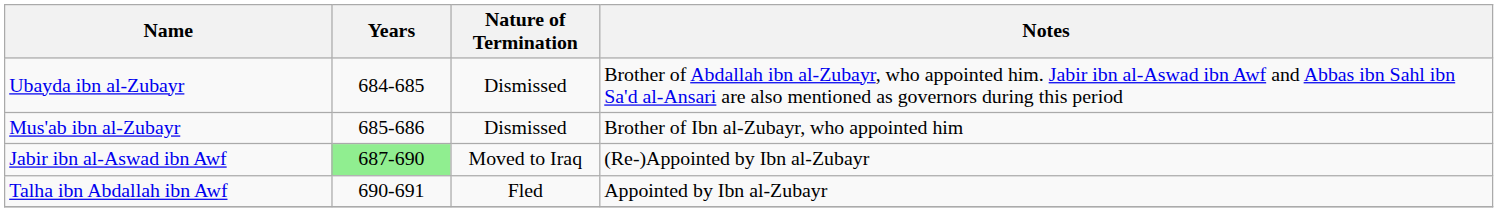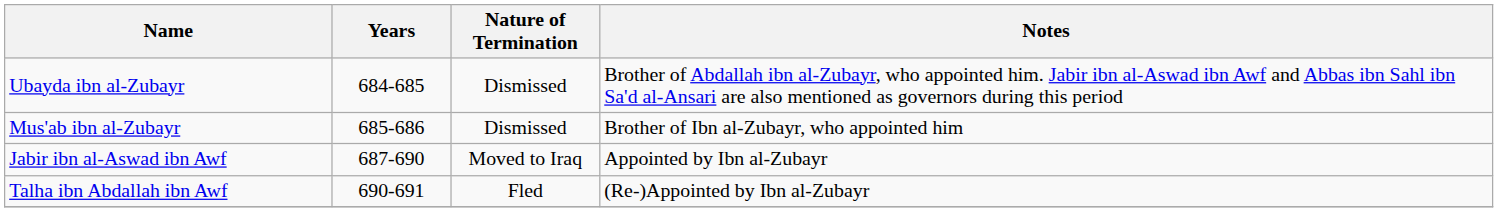(391, 159) lightgreen background -> (391, 159) no background
(737, 159) (Re-)Appointed by Ibn al-Zubayr -> (716, 159) Appointed by Ibn al-Zubayr
(716, 190) Appointed by Ibn al-Zubayr -> (737, 190) (Re-)Appointed by Ibn al-Zubayr
